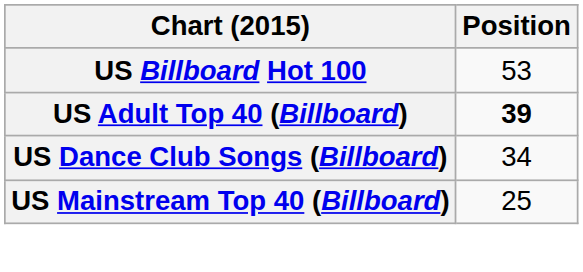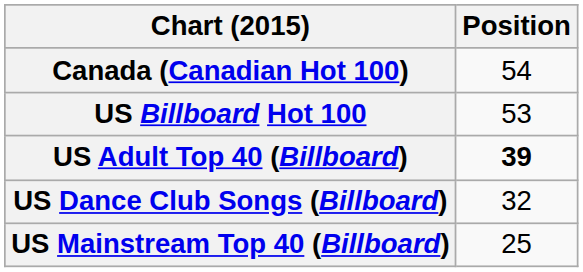+ row: (230, 69)
(517, 157) 34 -> (517, 200) 32
